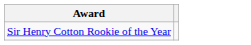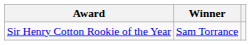+ column: (207, 13)
